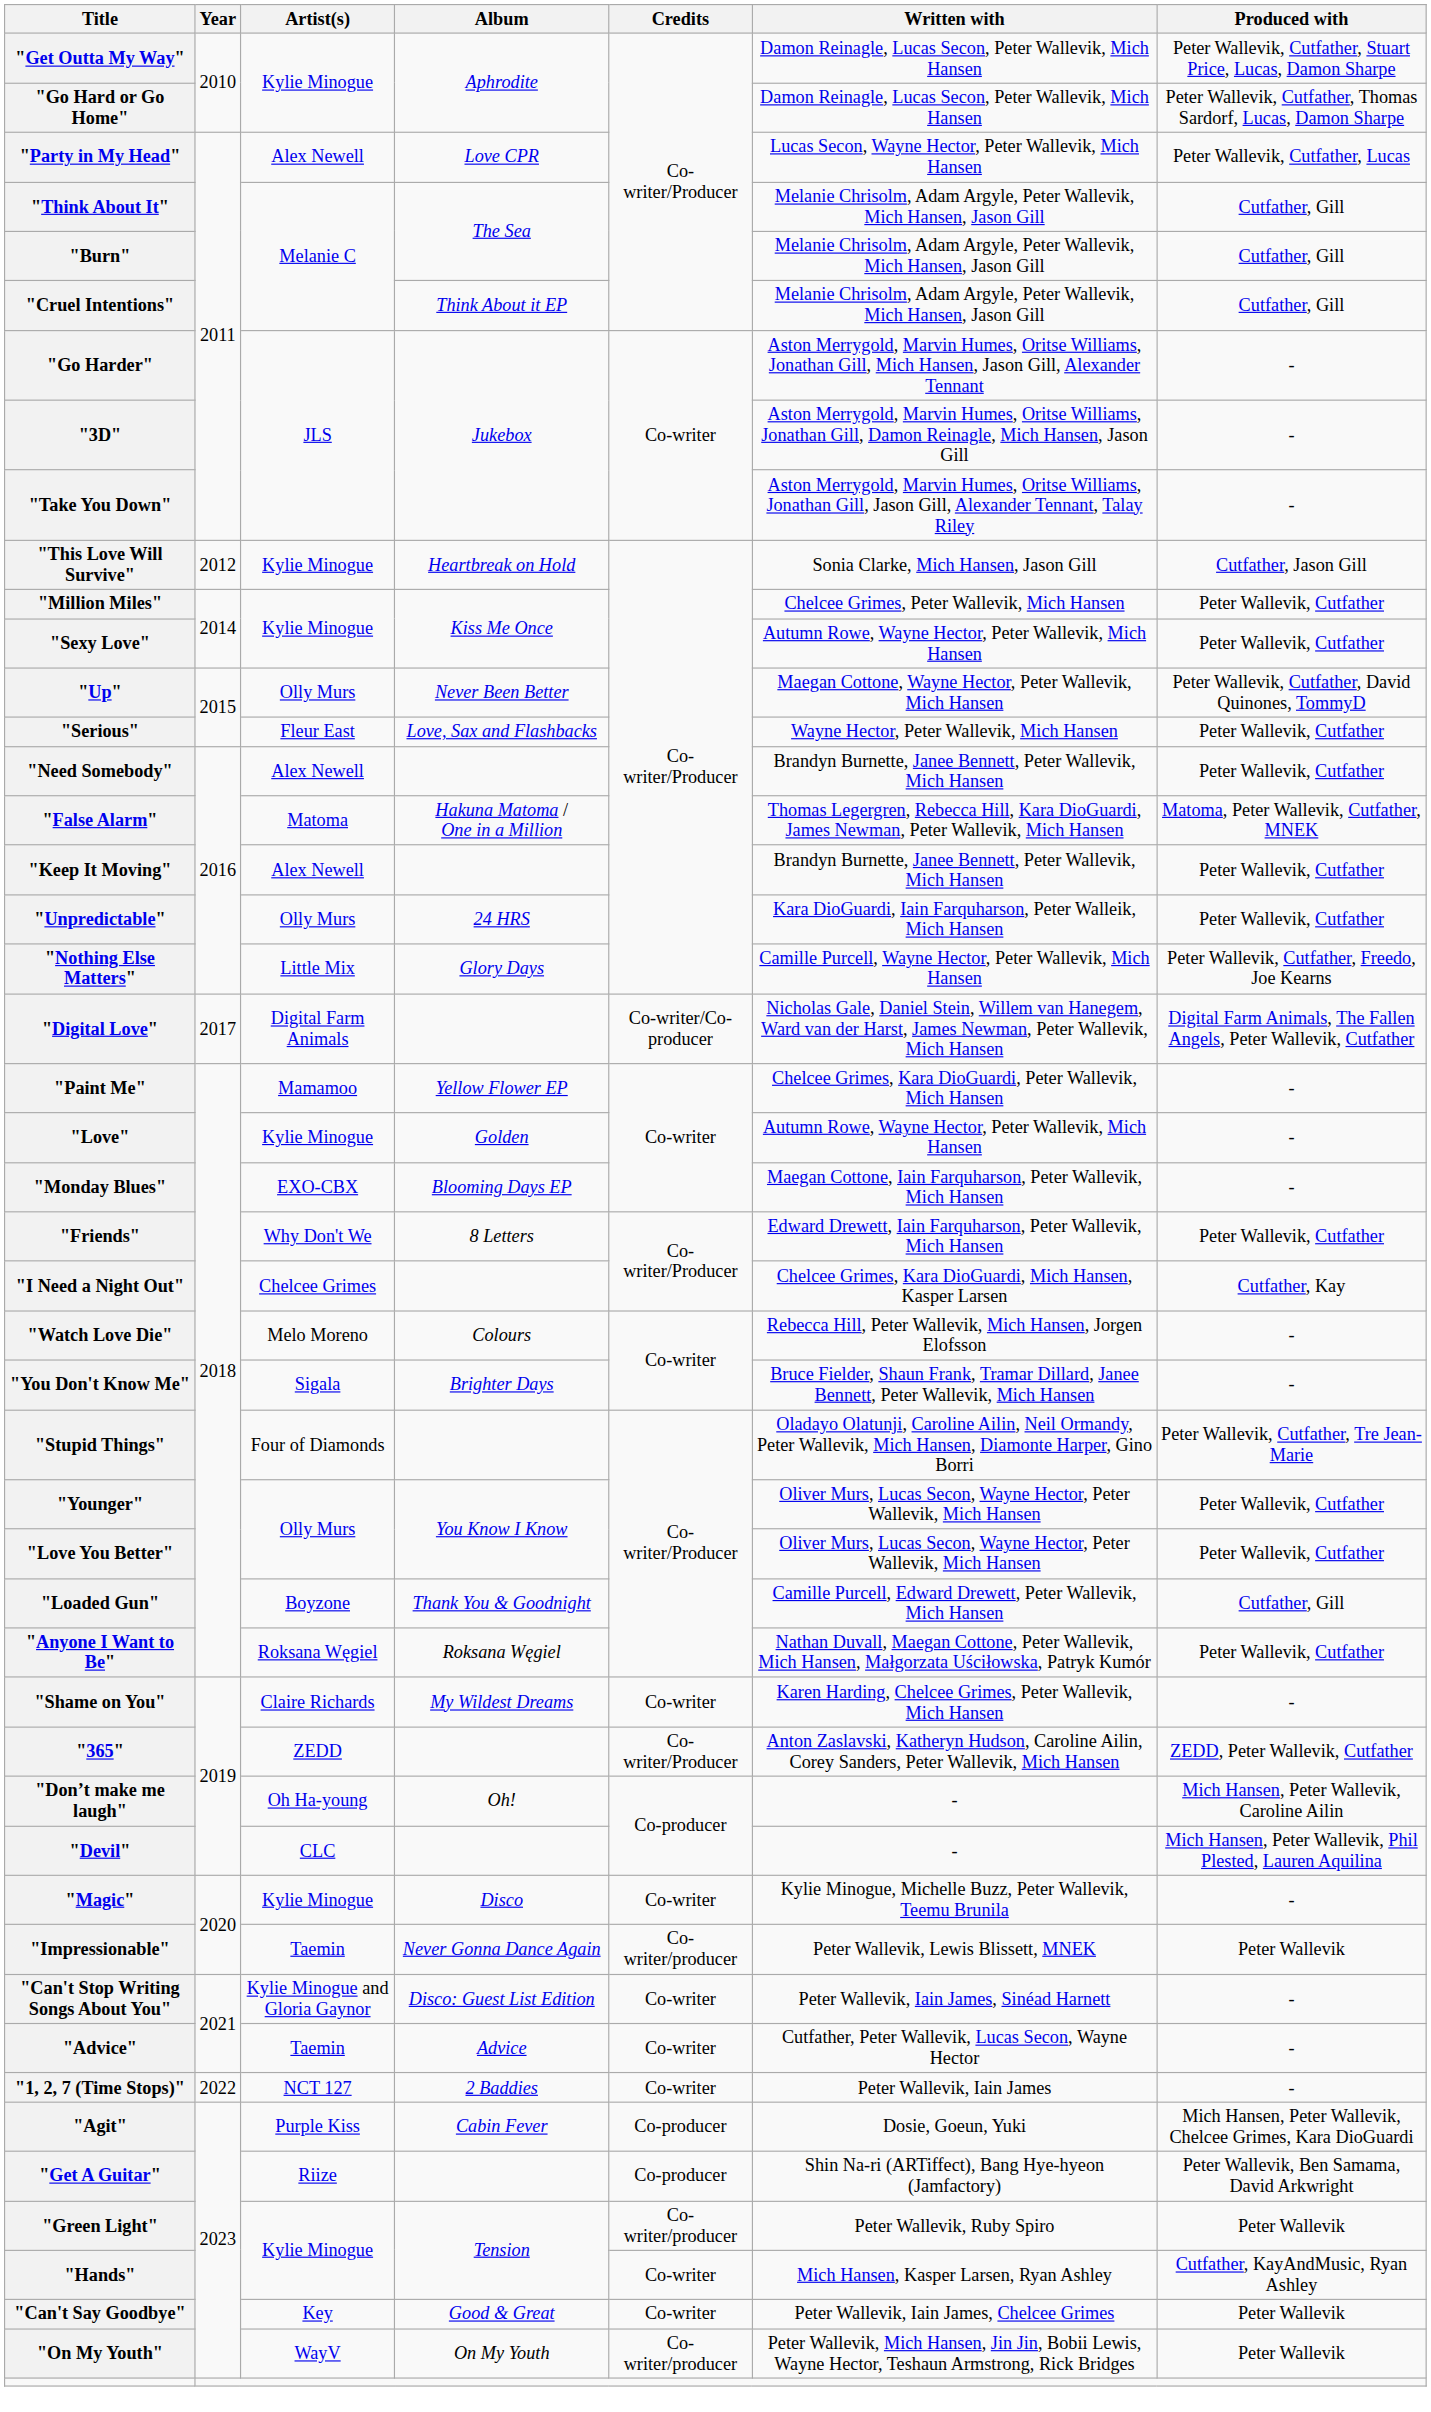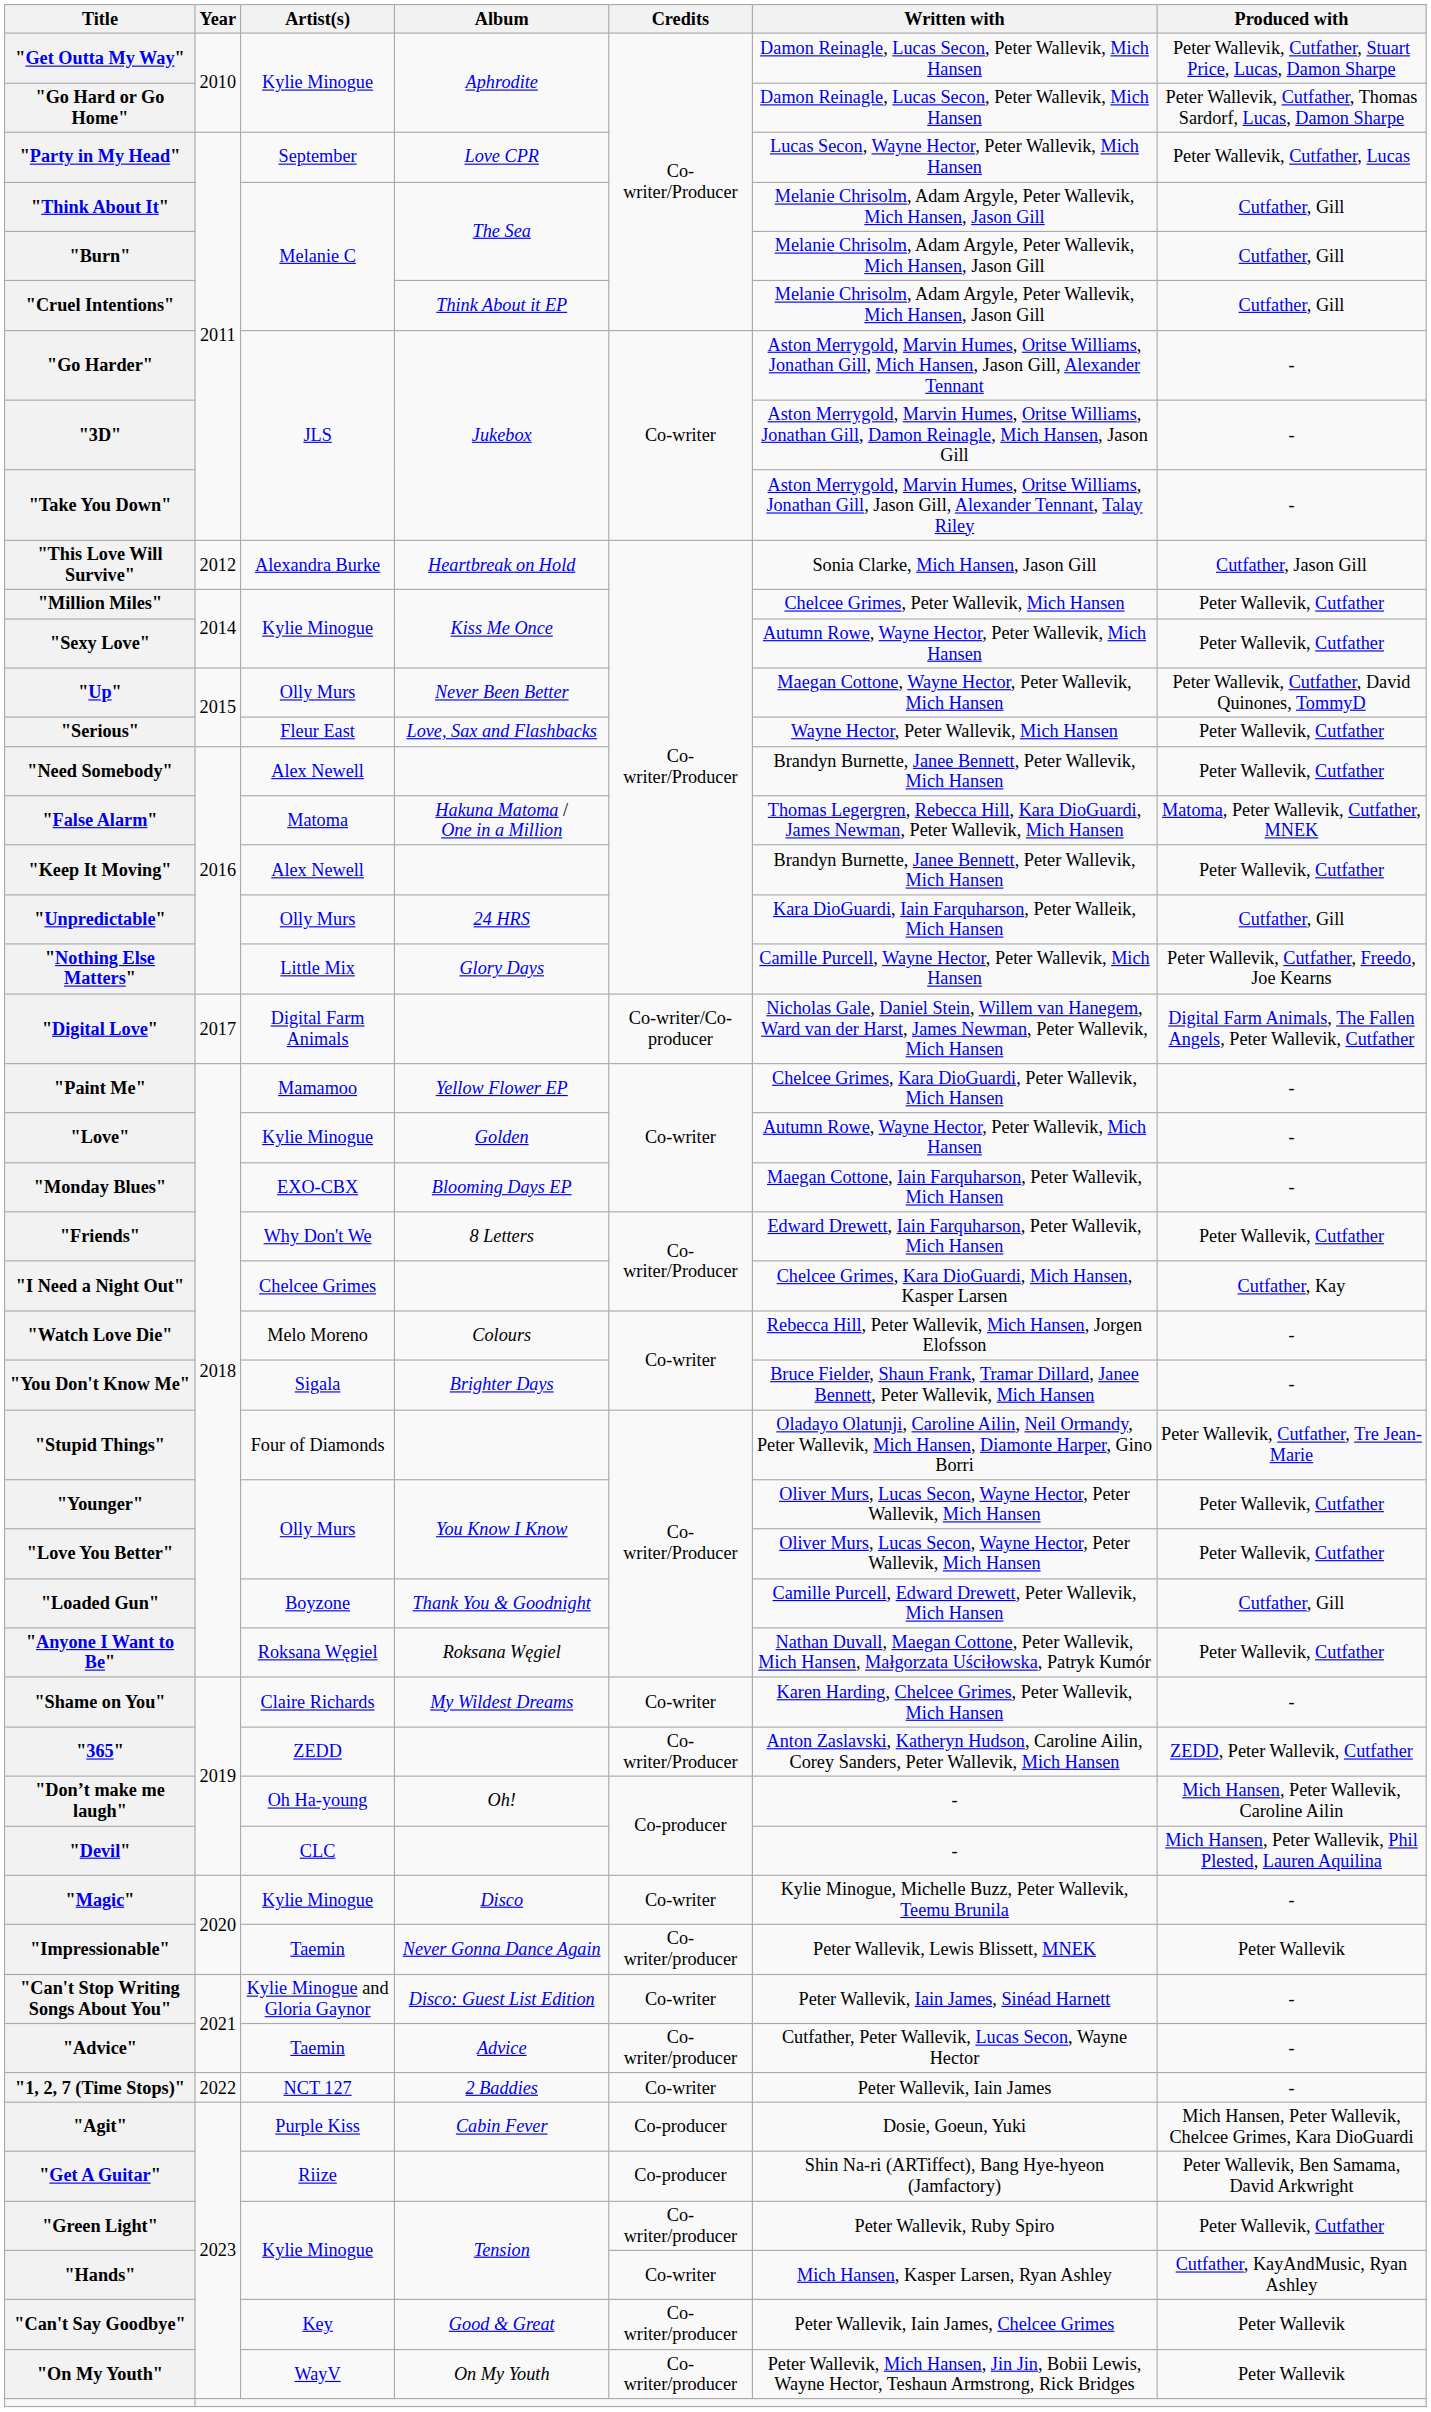(318, 157) Alex Newell -> (318, 157) September
(318, 564) Kylie Minogue -> (318, 564) Alexandra Burke
(1291, 919) Peter Wallevik, Cutfather -> (1291, 919) Cutfather, Gill
(680, 2048) Co-writer -> (680, 2048) Co-writer/producer
(1291, 2225) Peter Wallevik -> (1291, 2225) Peter Wallevik, Cutfather
(680, 2314) Co-writer -> (680, 2324) Co-writer/producer
